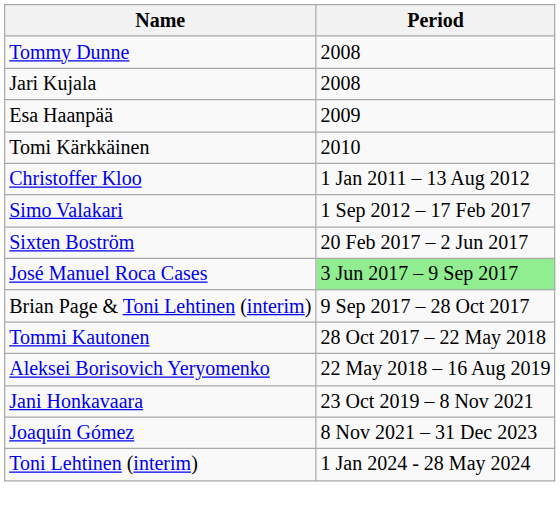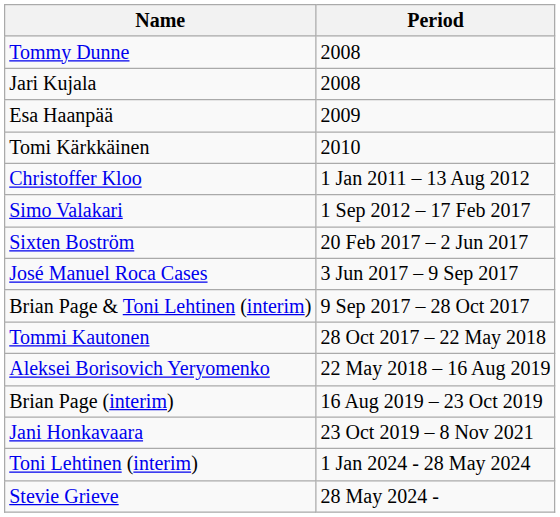(419, 274) lightgreen background -> (419, 274) no background
+ row: (91, 400)
- row: (72, 432)
+ row: (64, 496)
